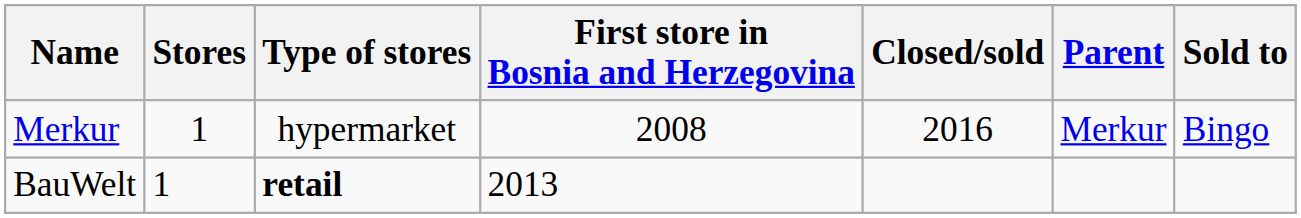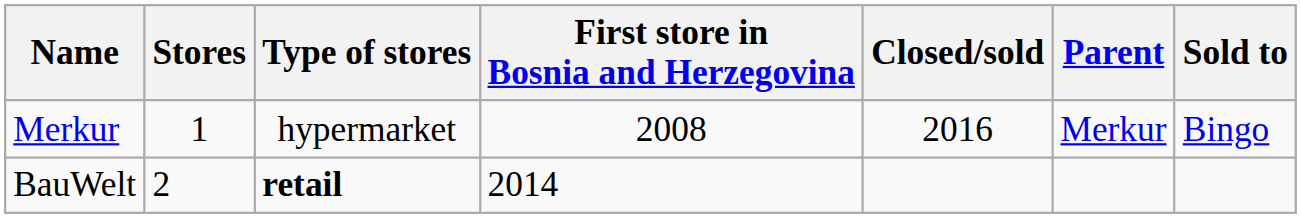(161, 184) 1 -> (161, 184) 2
(523, 184) 2013 -> (523, 184) 2014
